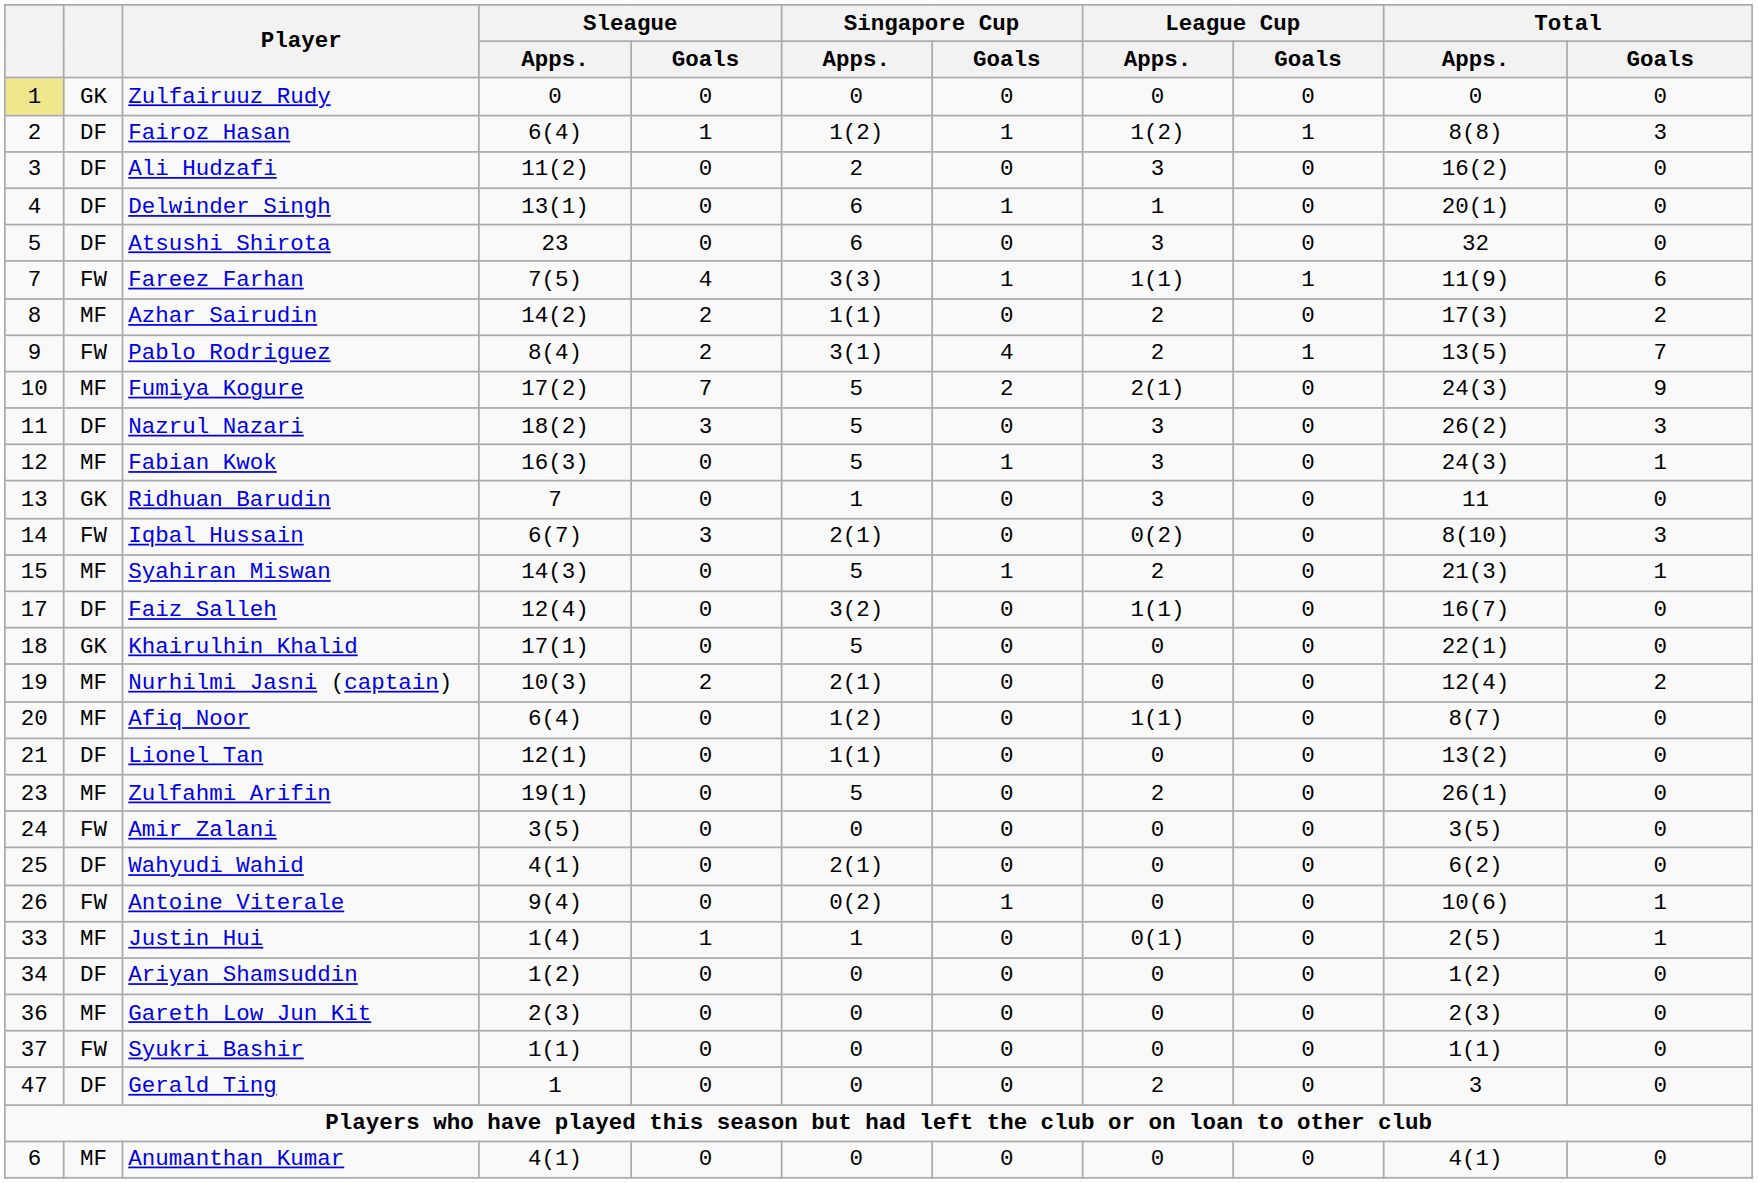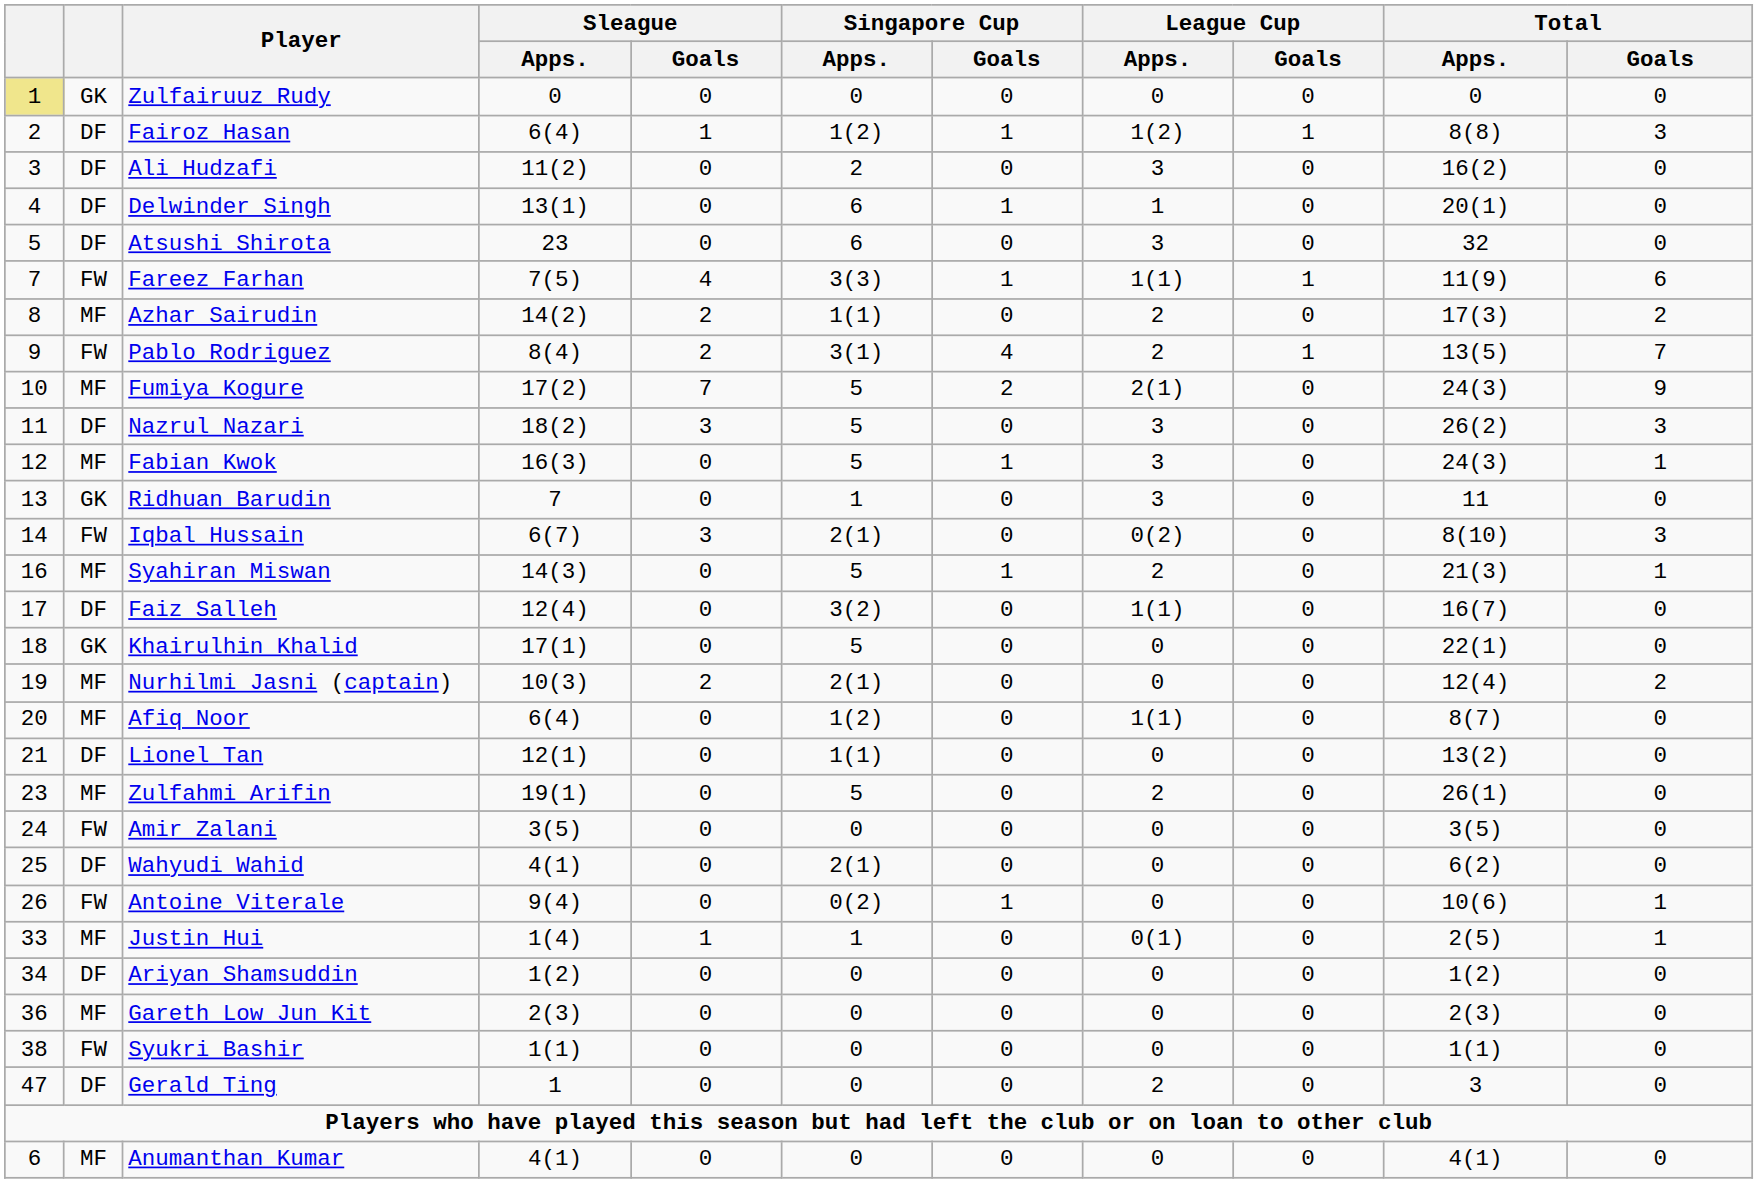(34, 573) 15 -> (34, 573) 16
(34, 1050) 37 -> (34, 1050) 38
